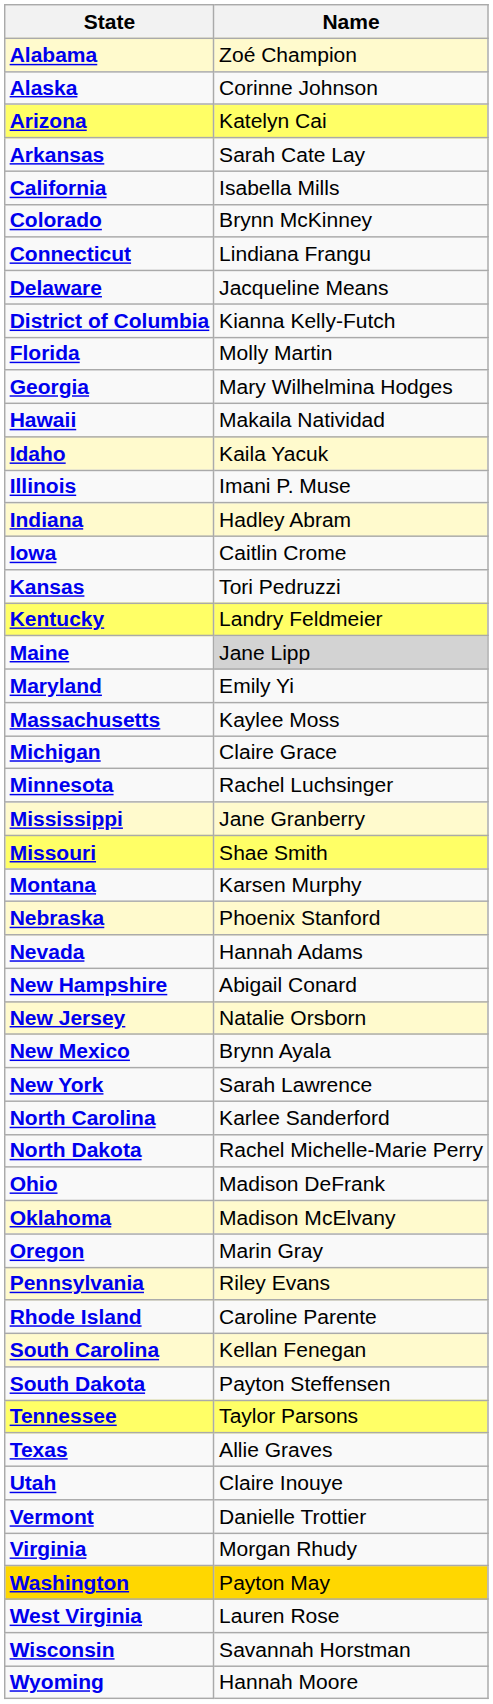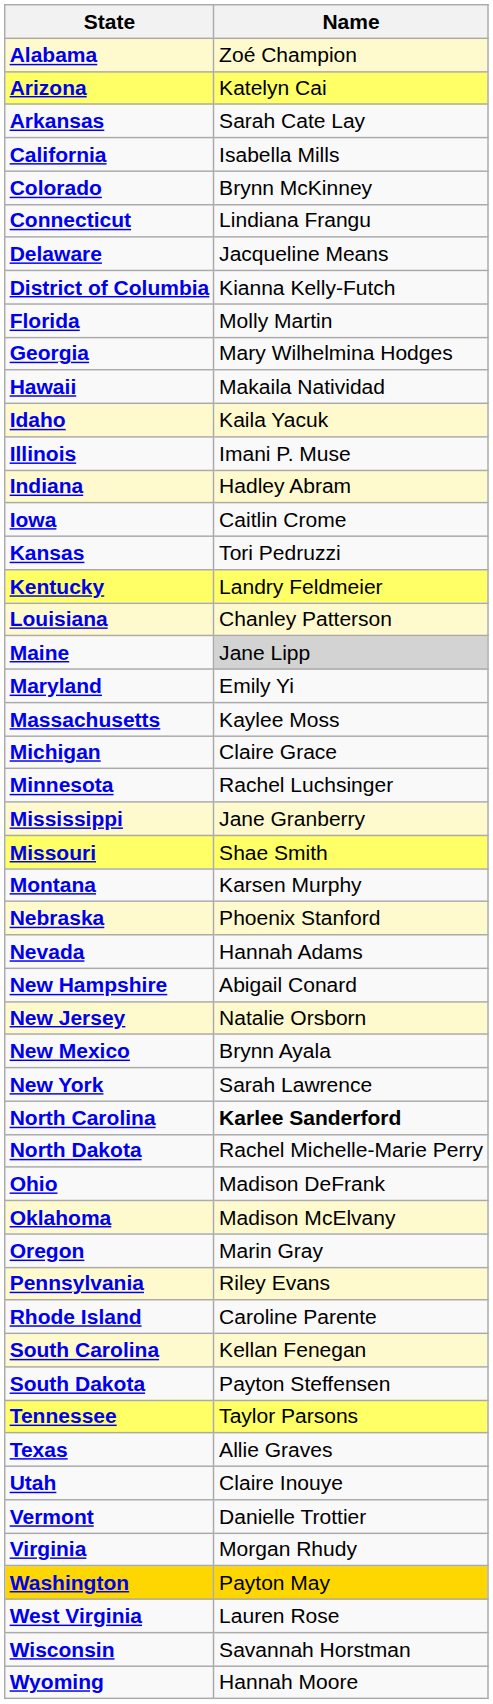- row: (44, 88)
+ row: (59, 620)
(304, 1118) normal -> (310, 1118) bold
